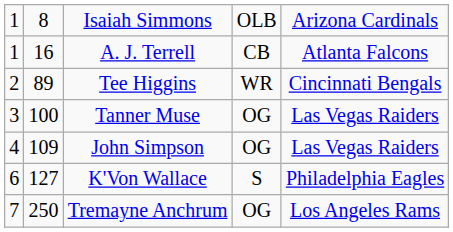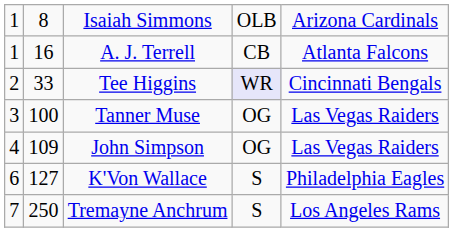(43, 83) 89 -> (43, 83) 33
(257, 83) no background -> (257, 83) lavender background
(257, 210) OG -> (257, 210) S
